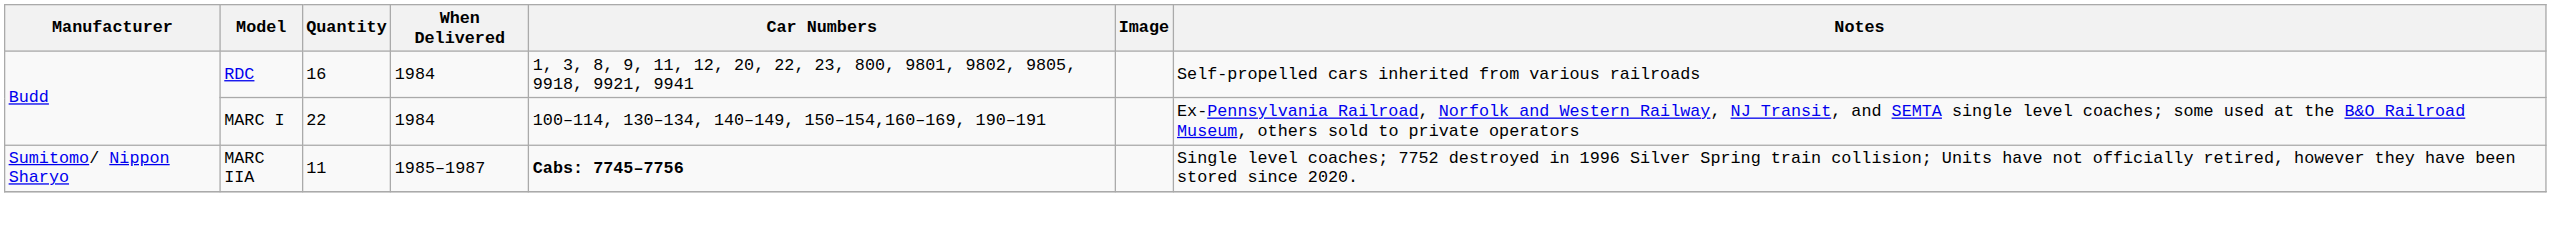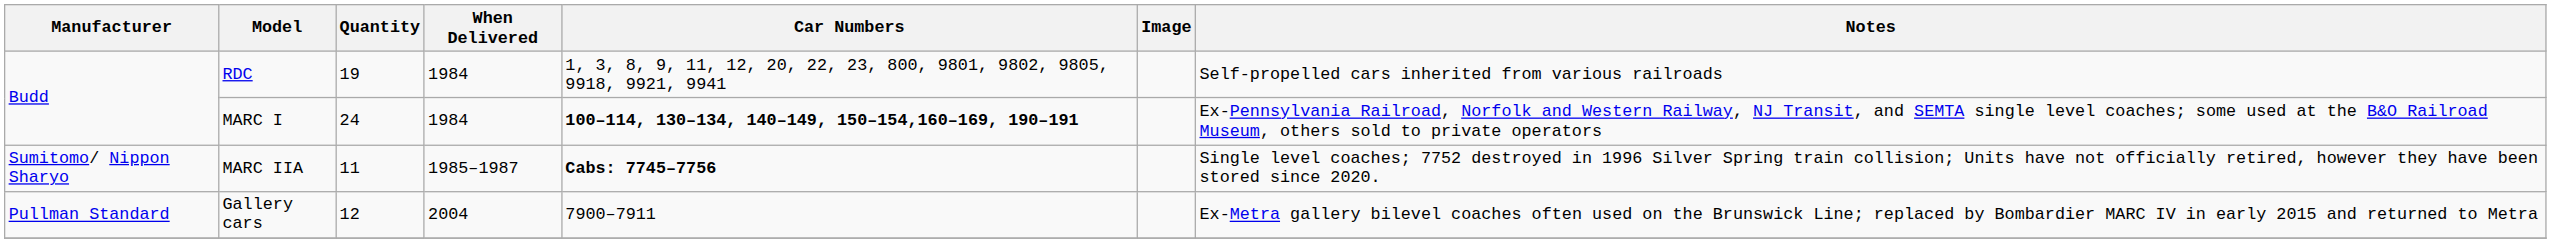(316, 75) 16 -> (350, 75) 19
(316, 121) 22 -> (350, 121) 24
(789, 121) normal -> (822, 121) bold
+ row: (258, 215)
